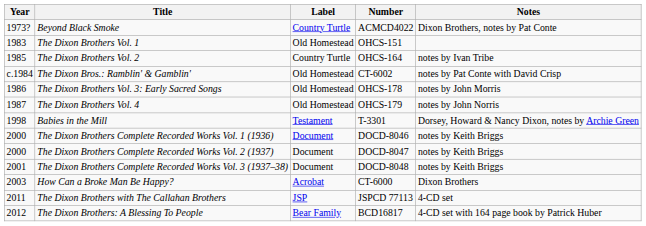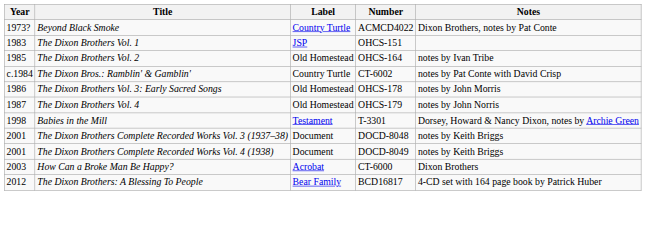(323, 43) Old Homestead -> (300, 43) JSP
(321, 58) Country Turtle -> (323, 58) Old Homestead
(323, 74) Old Homestead -> (321, 74) Country Turtle
- row: (155, 136)
- row: (155, 151)
+ row: (155, 151)
- row: (132, 197)
